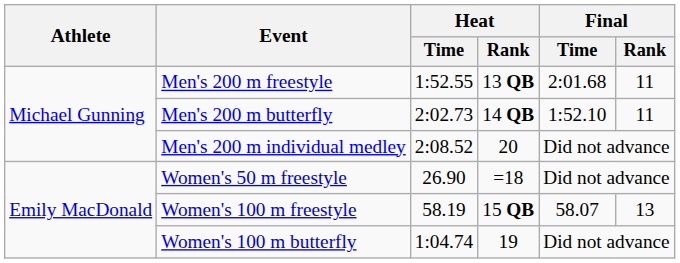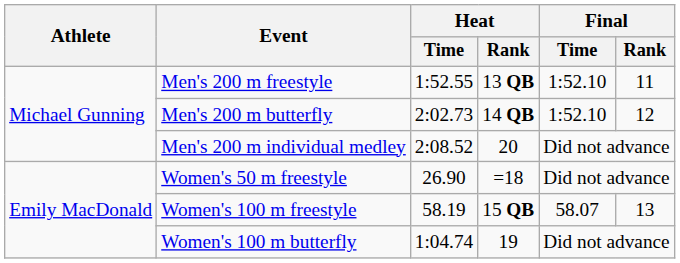(577, 82) 2:01.68 -> (577, 82) 1:52.10
(645, 114) 11 -> (645, 114) 12
